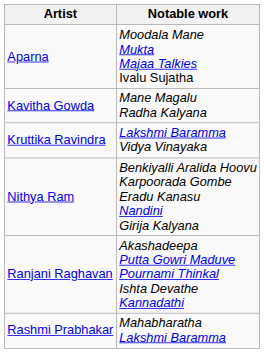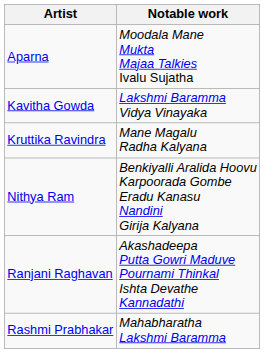(163, 105) Mane Magalu Radha Kalyana -> (173, 105) Lakshmi Baramma Vidya Vinayaka
(173, 140) Lakshmi Baramma Vidya Vinayaka -> (163, 140) Mane Magalu Radha Kalyana
